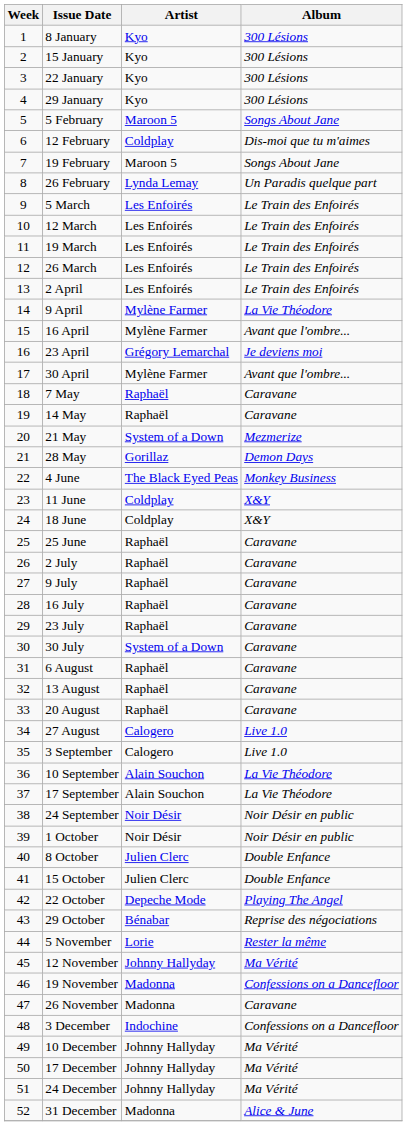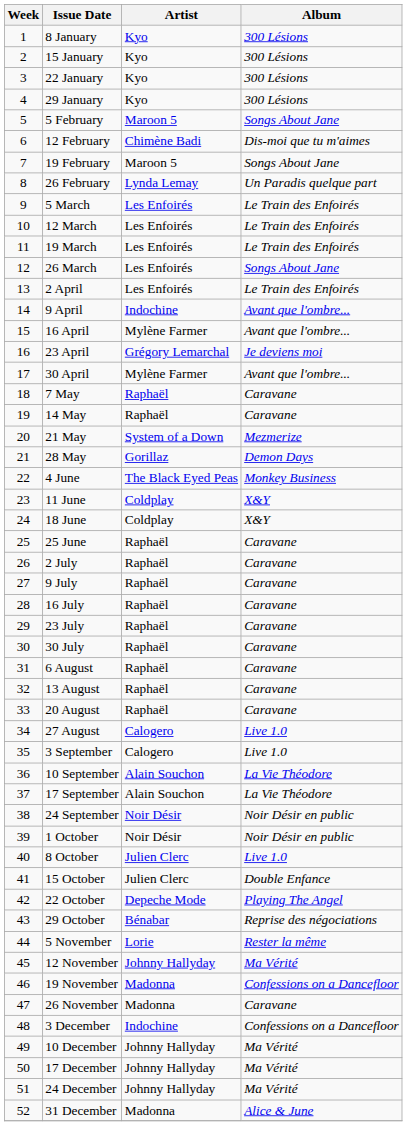(149, 141) Coldplay -> (163, 141) Chimène Badi
(302, 267) Le Train des Enfoirés -> (292, 267) Songs About Jane
(166, 309) Mylène Farmer -> (151, 309) Indochine
(288, 309) La Vie Théodore -> (297, 309) Avant que l'ombre...
(174, 646) System of a Down -> (147, 646) Raphaël
(287, 857) Double Enfance -> (266, 857) Live 1.0
